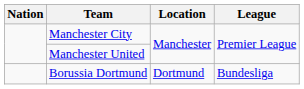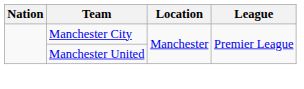- row: (98, 73)
